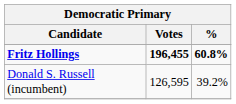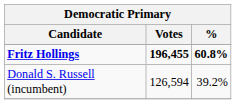(169, 82) 126,595 -> (169, 82) 126,594
